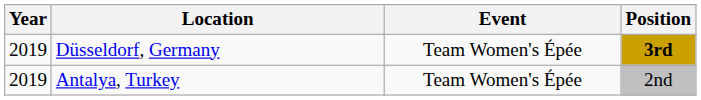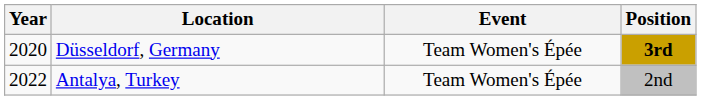(28, 49) 2019 -> (28, 49) 2020
(28, 79) 2019 -> (28, 79) 2022
